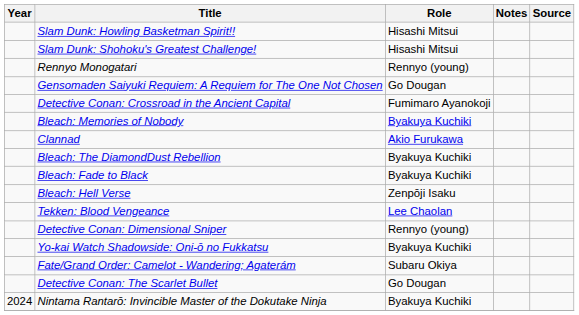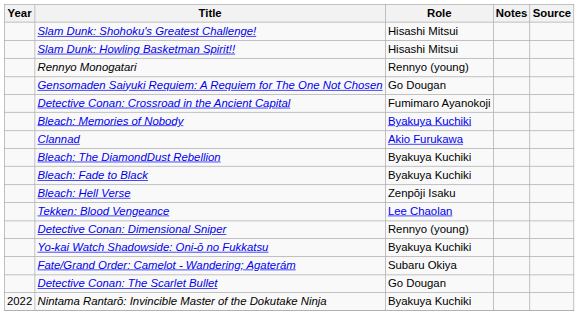rows swapped: (147, 49) <-> (136, 31)
(20, 301) 2024 -> (20, 301) 2022
